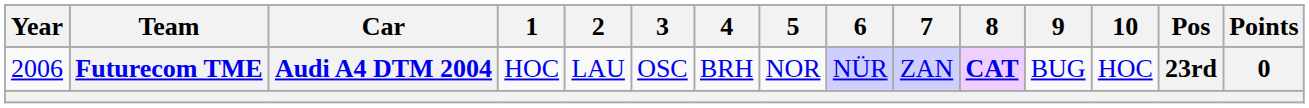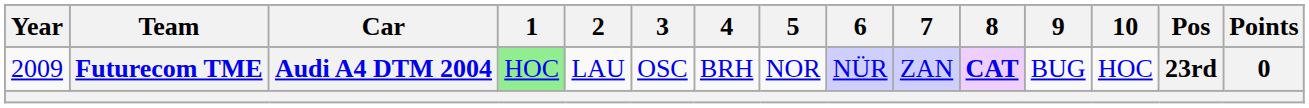(37, 68) 2006 -> (37, 68) 2009
(532, 68) no background -> (532, 68) lightgreen background
